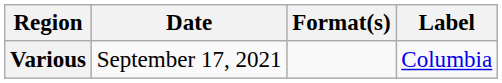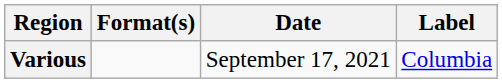columns swapped: (189, 22) <-> (341, 22)
